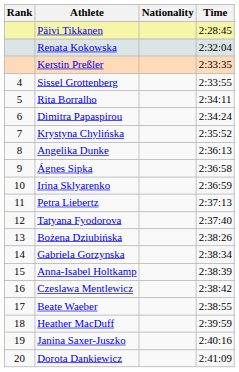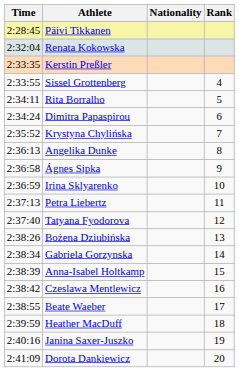columns swapped: (20, 13) <-> (215, 13)
